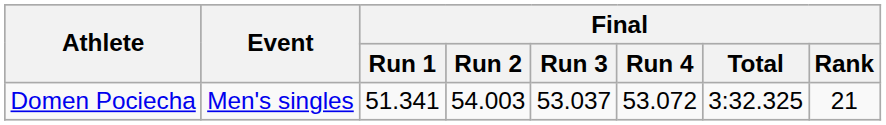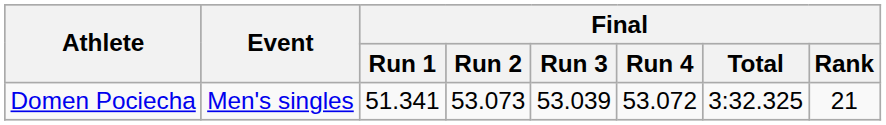(488, 101) 54.003 -> (488, 101) 53.073
(574, 101) 53.037 -> (574, 101) 53.039
